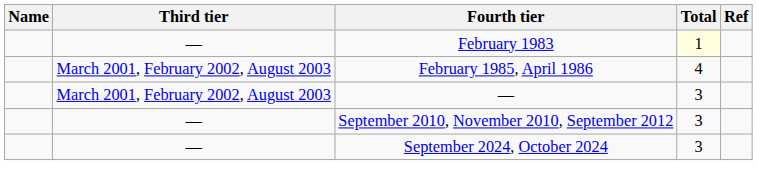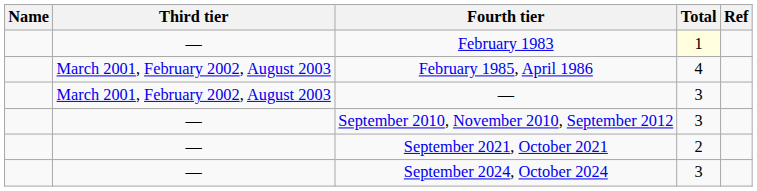+ row: (506, 146)
